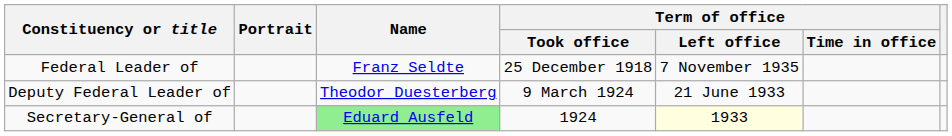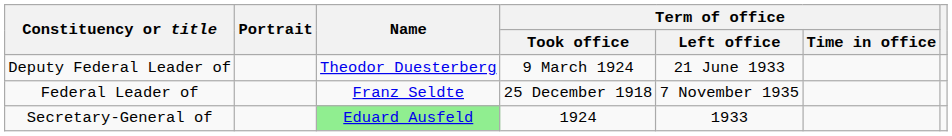rows swapped: (120, 68) <-> (120, 93)
(729, 118) lightyellow background -> (729, 118) no background
